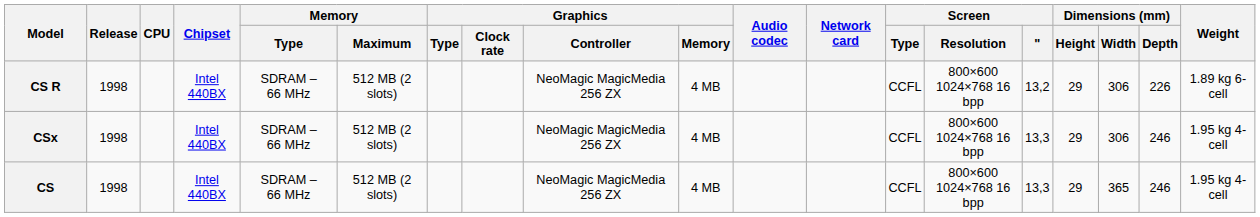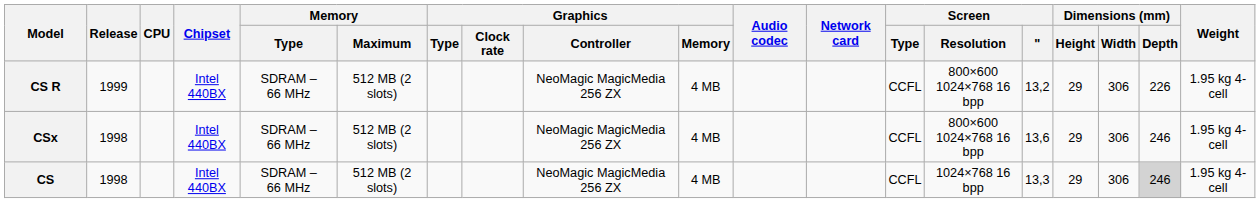(114, 86) 1998 -> (114, 86) 1999
(1218, 86) 1.89 kg 6-cell -> (1218, 86) 1.95 kg 4-cell
(1037, 137) 13,3 -> (1037, 137) 13,6
(973, 187) 800×600 1024×768 16 bpp -> (973, 180) 1024×768 16 bpp
(1119, 187) 365 -> (1119, 180) 306
(1160, 187) no background -> (1160, 180) lightgrey background
